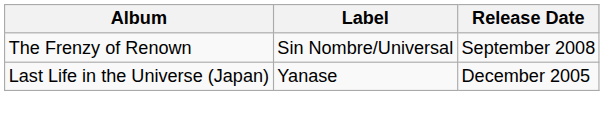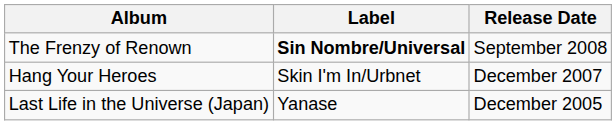(365, 47) normal -> (371, 47) bold
+ row: (83, 76)
